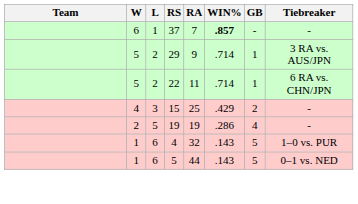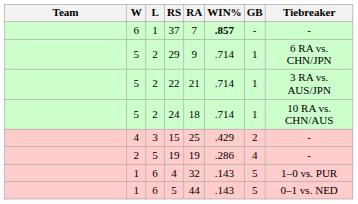(309, 54) 3 RA vs. AUS/JPN -> (309, 54) 6 RA vs. CHN/JPN
(194, 84) 11 -> (194, 84) 21
(309, 84) 6 RA vs. CHN/JPN -> (309, 84) 3 RA vs. AUS/JPN
+ row: (174, 114)
